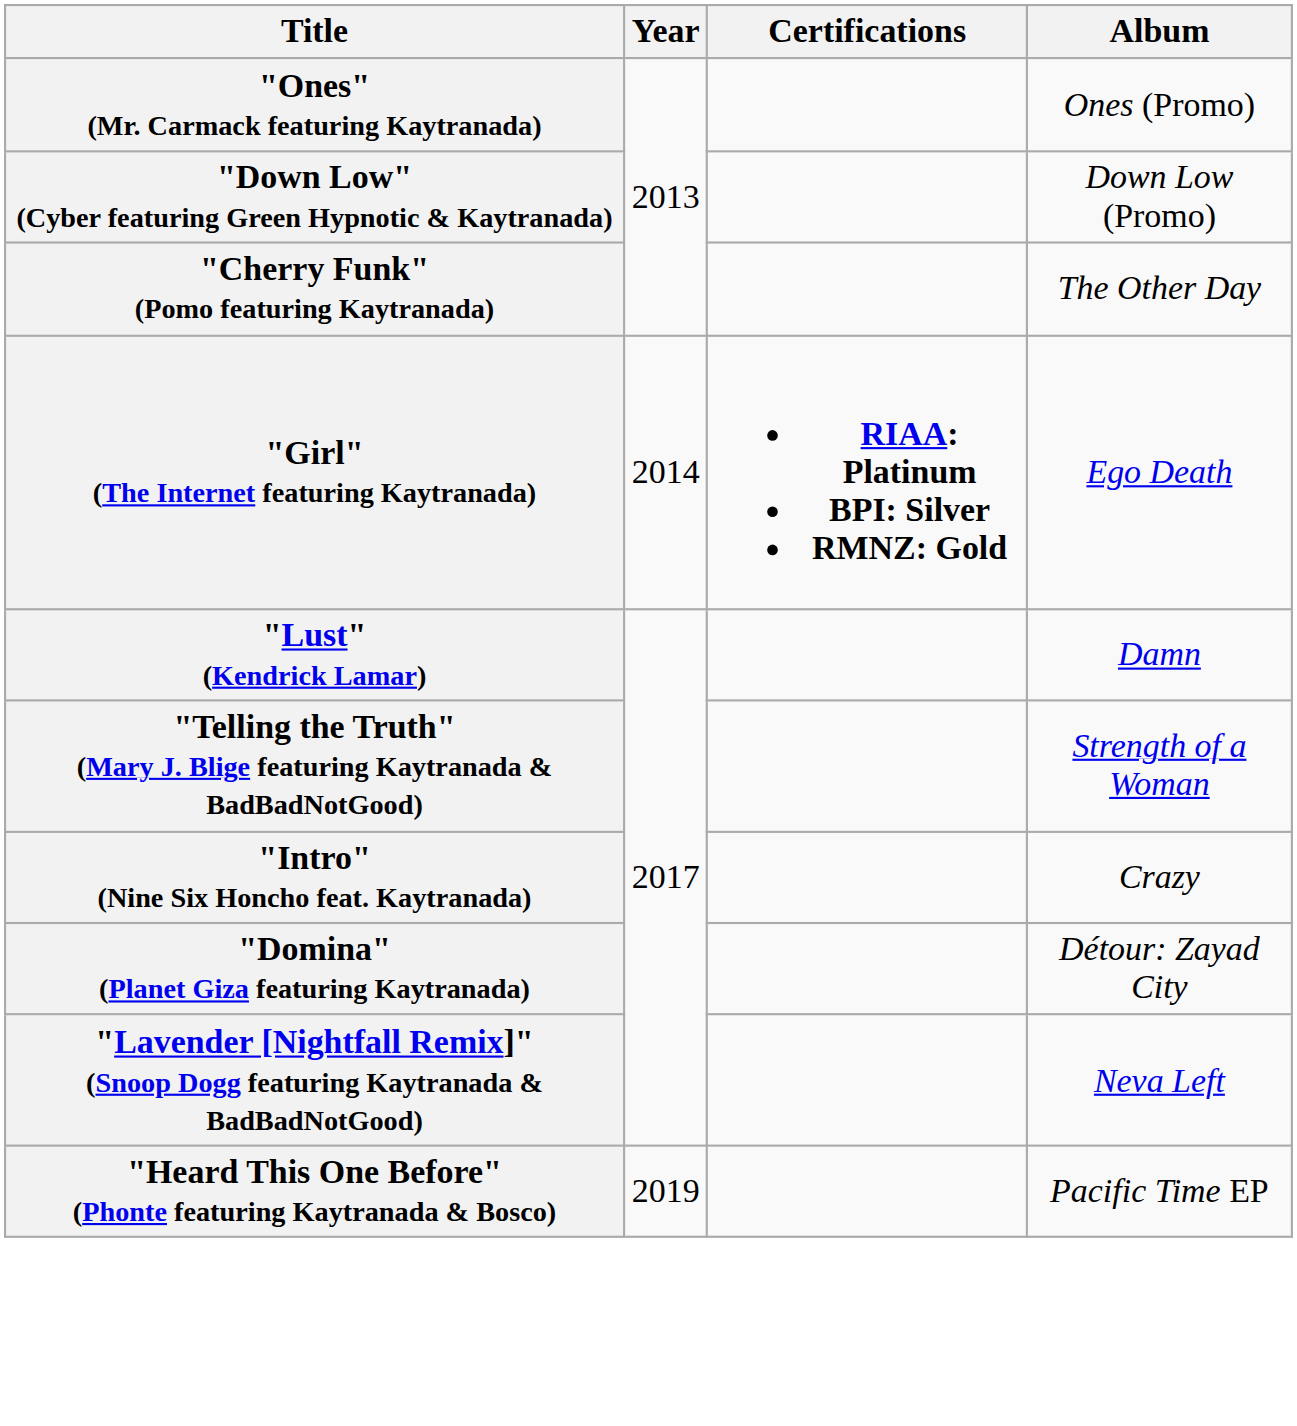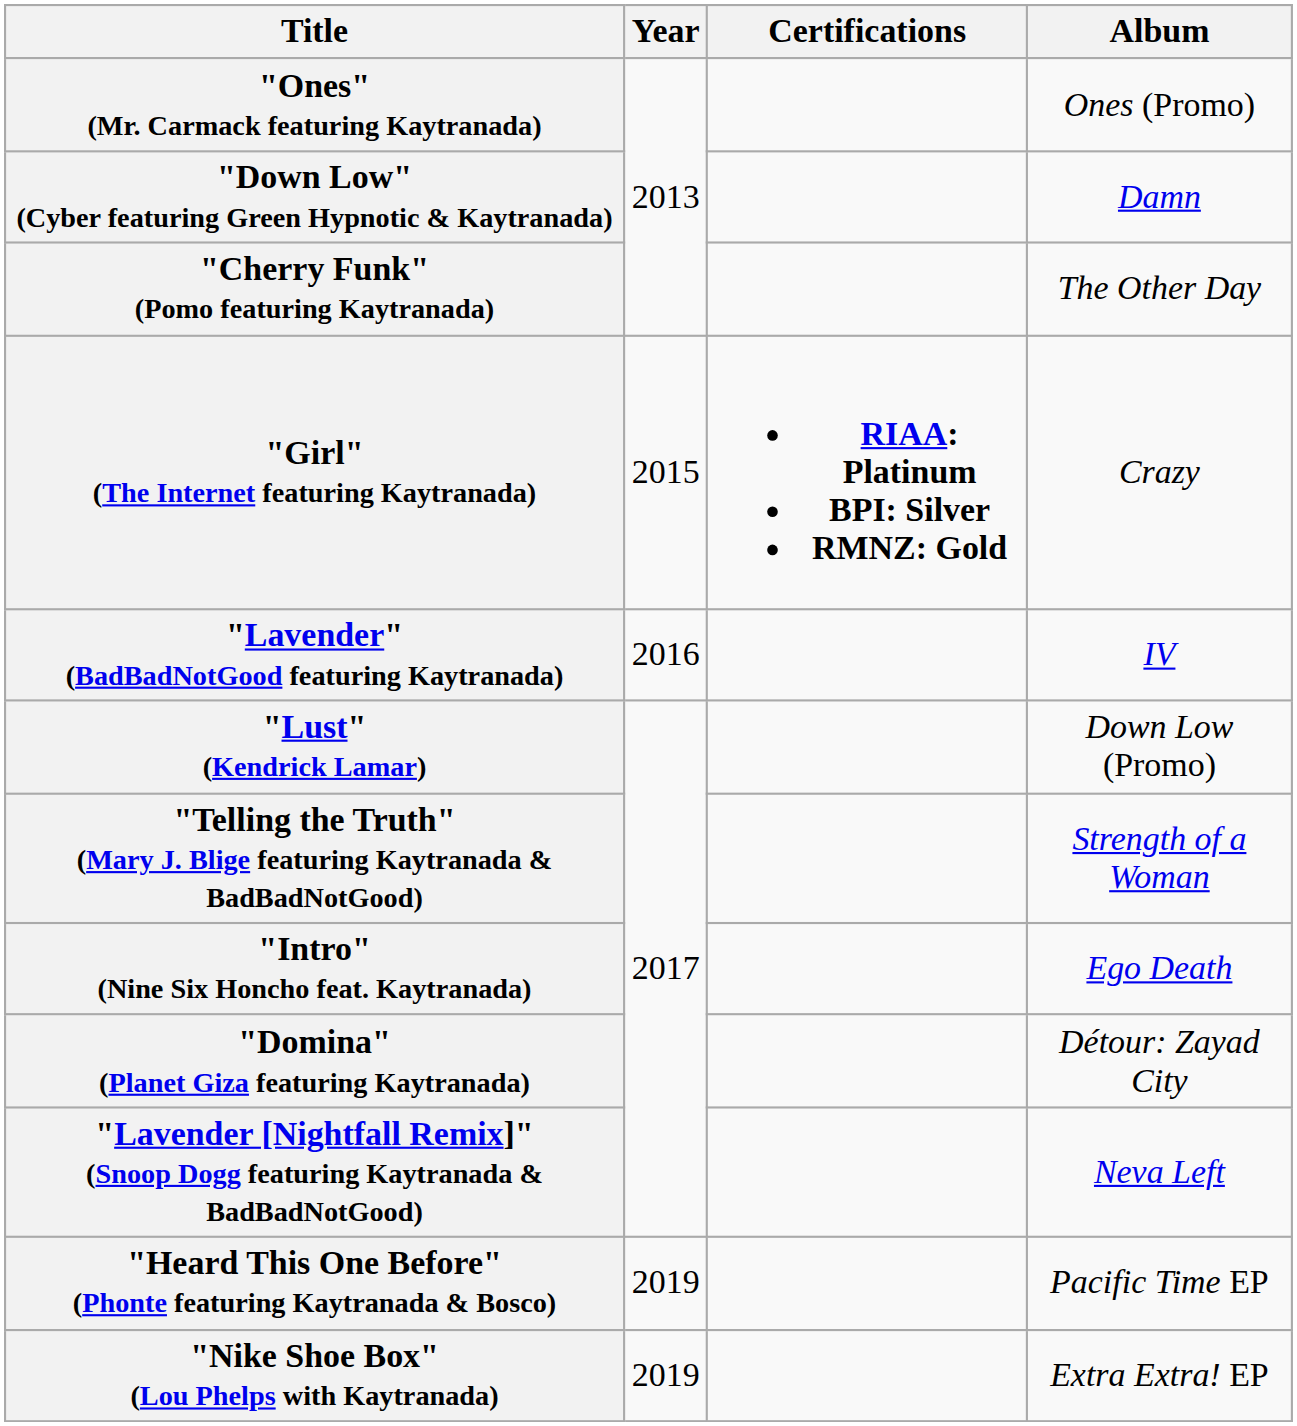(1159, 196) Down Low (Promo) -> (1159, 196) Damn
(666, 471) 2014 -> (666, 471) 2015
(1159, 471) Ego Death -> (1159, 471) Crazy
+ row: (315, 654)
(1159, 654) Damn -> (1159, 746) Down Low (Promo)
(1159, 876) Crazy -> (1159, 968) Ego Death
+ row: (315, 1374)
